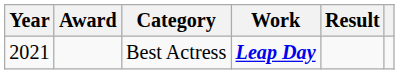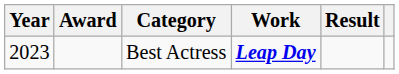(29, 52) 2021 -> (29, 52) 2023
